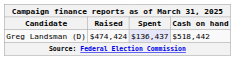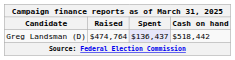(108, 36) $474,424 -> (108, 36) $474,764
